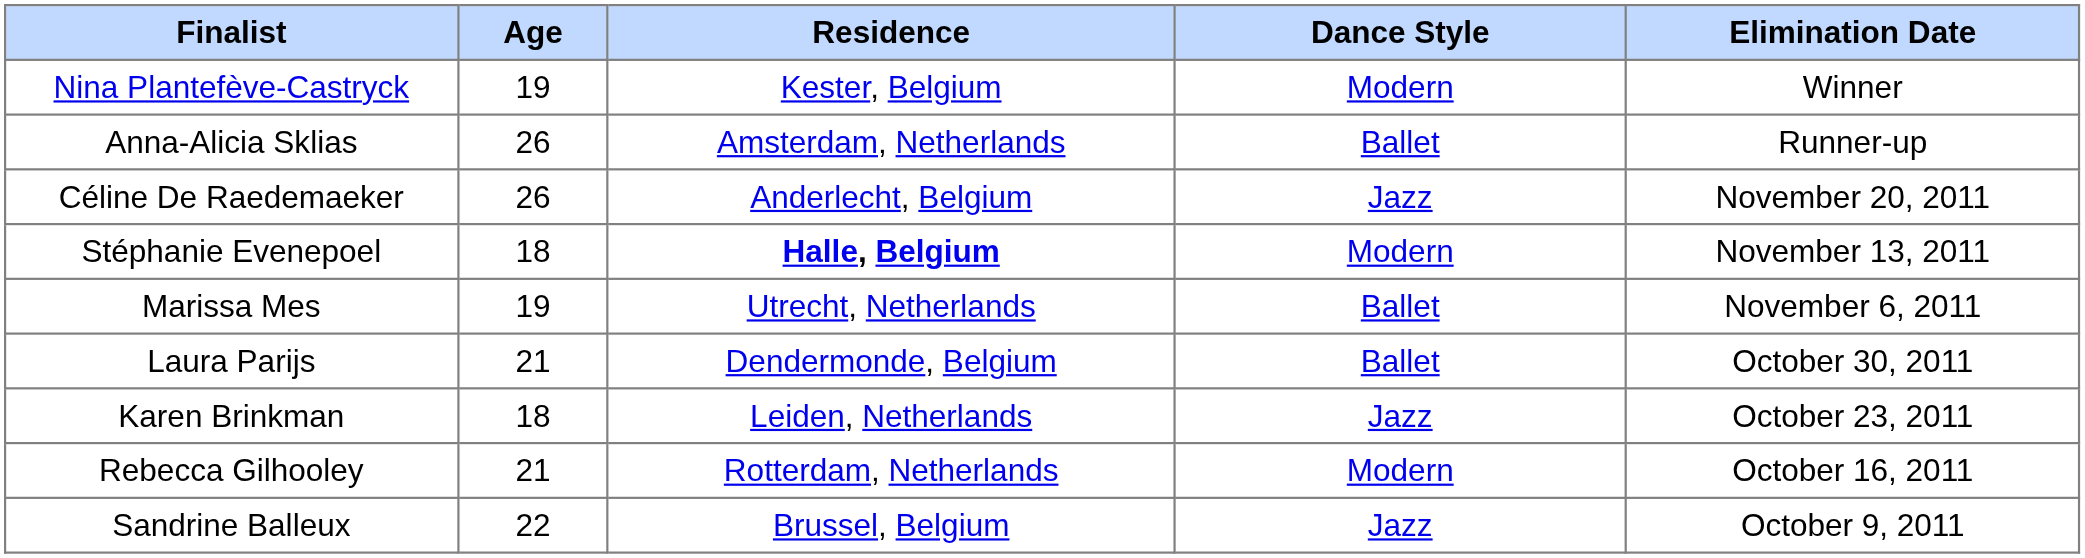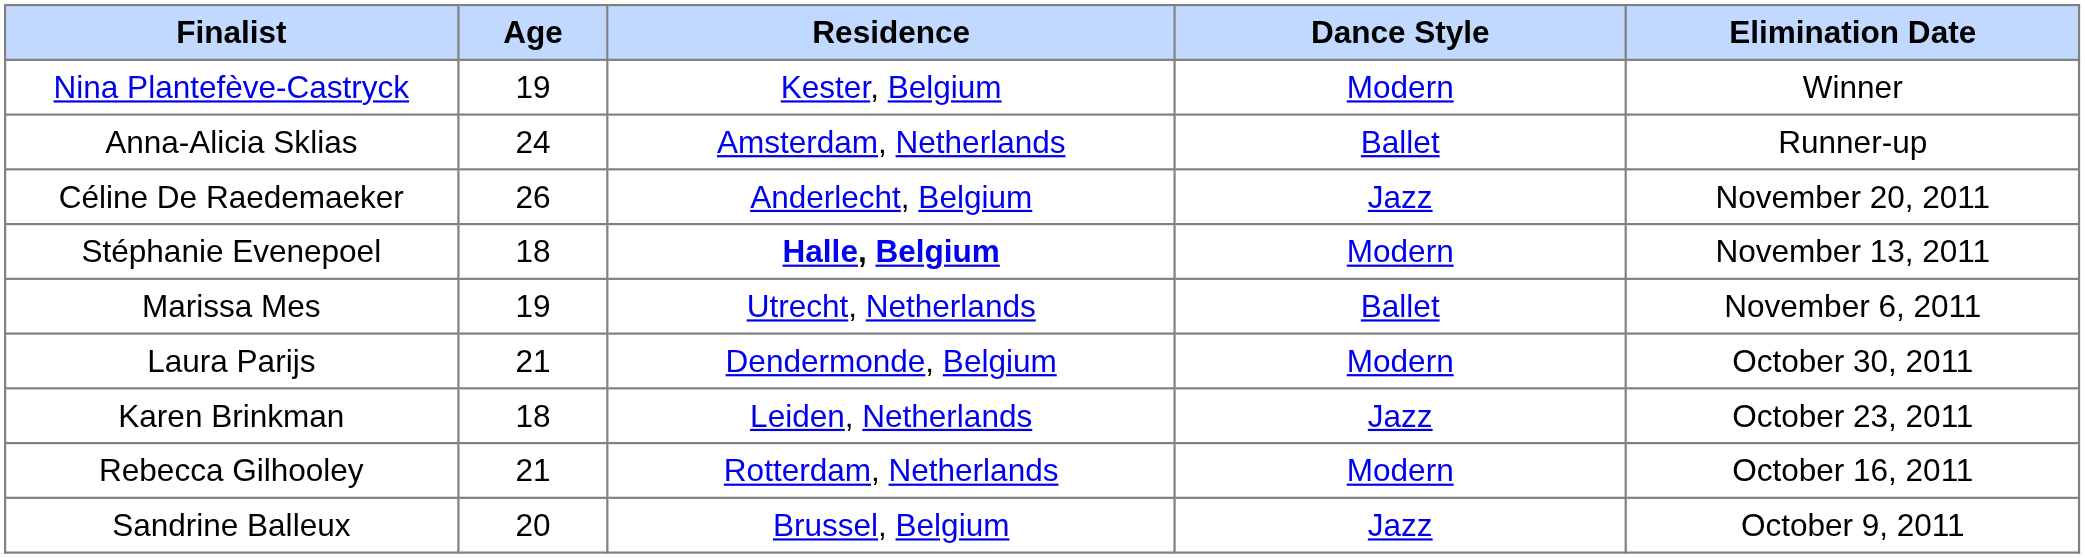(533, 142) 26 -> (533, 142) 24
(1400, 361) Ballet -> (1400, 361) Modern
(533, 525) 22 -> (533, 525) 20
